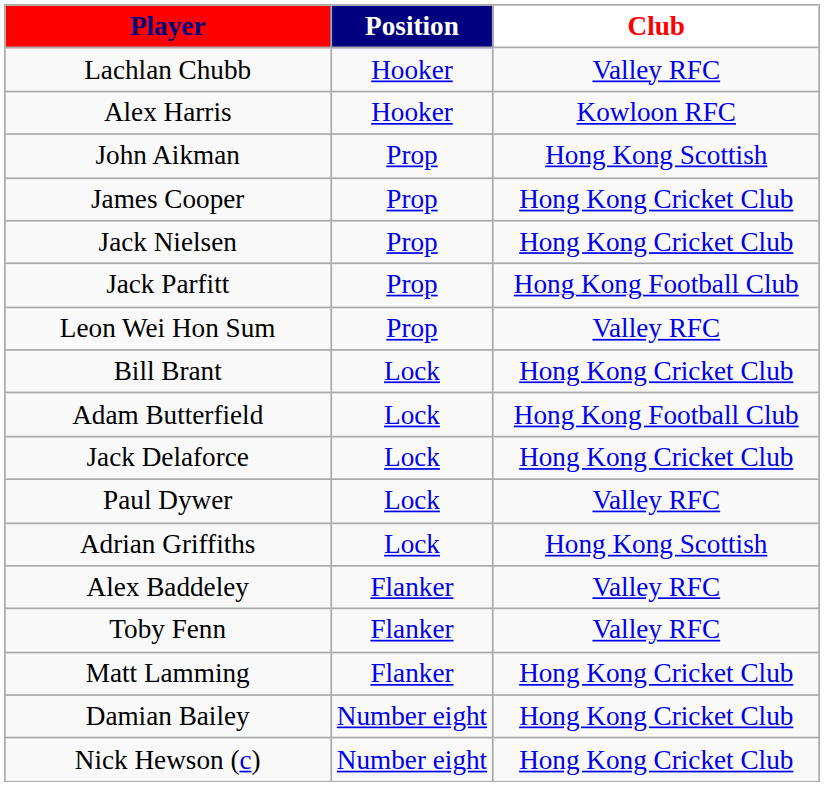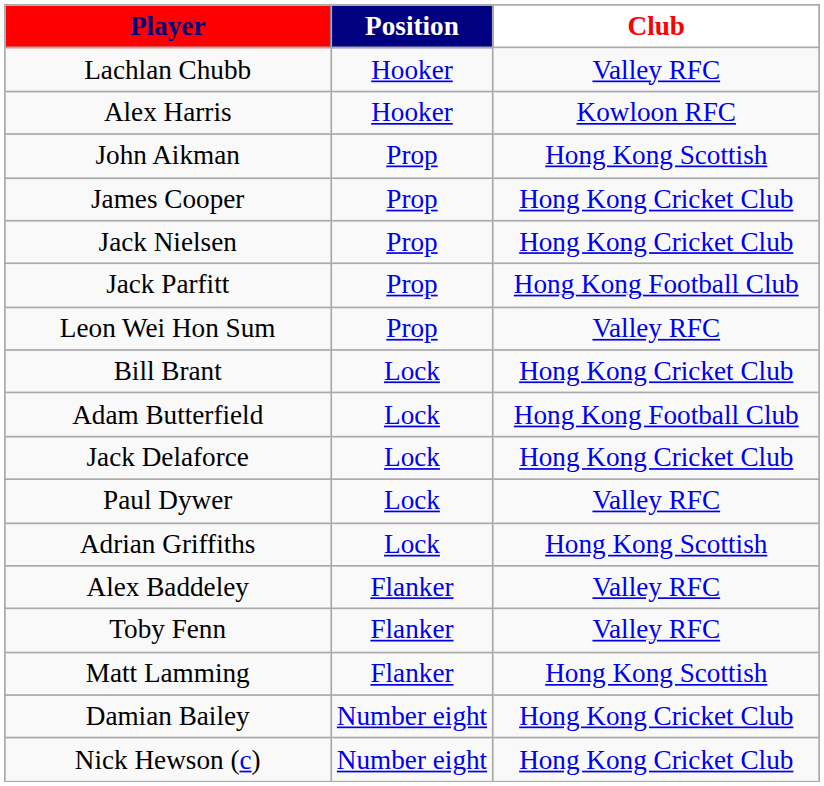(656, 673) Hong Kong Cricket Club -> (656, 673) Hong Kong Scottish
